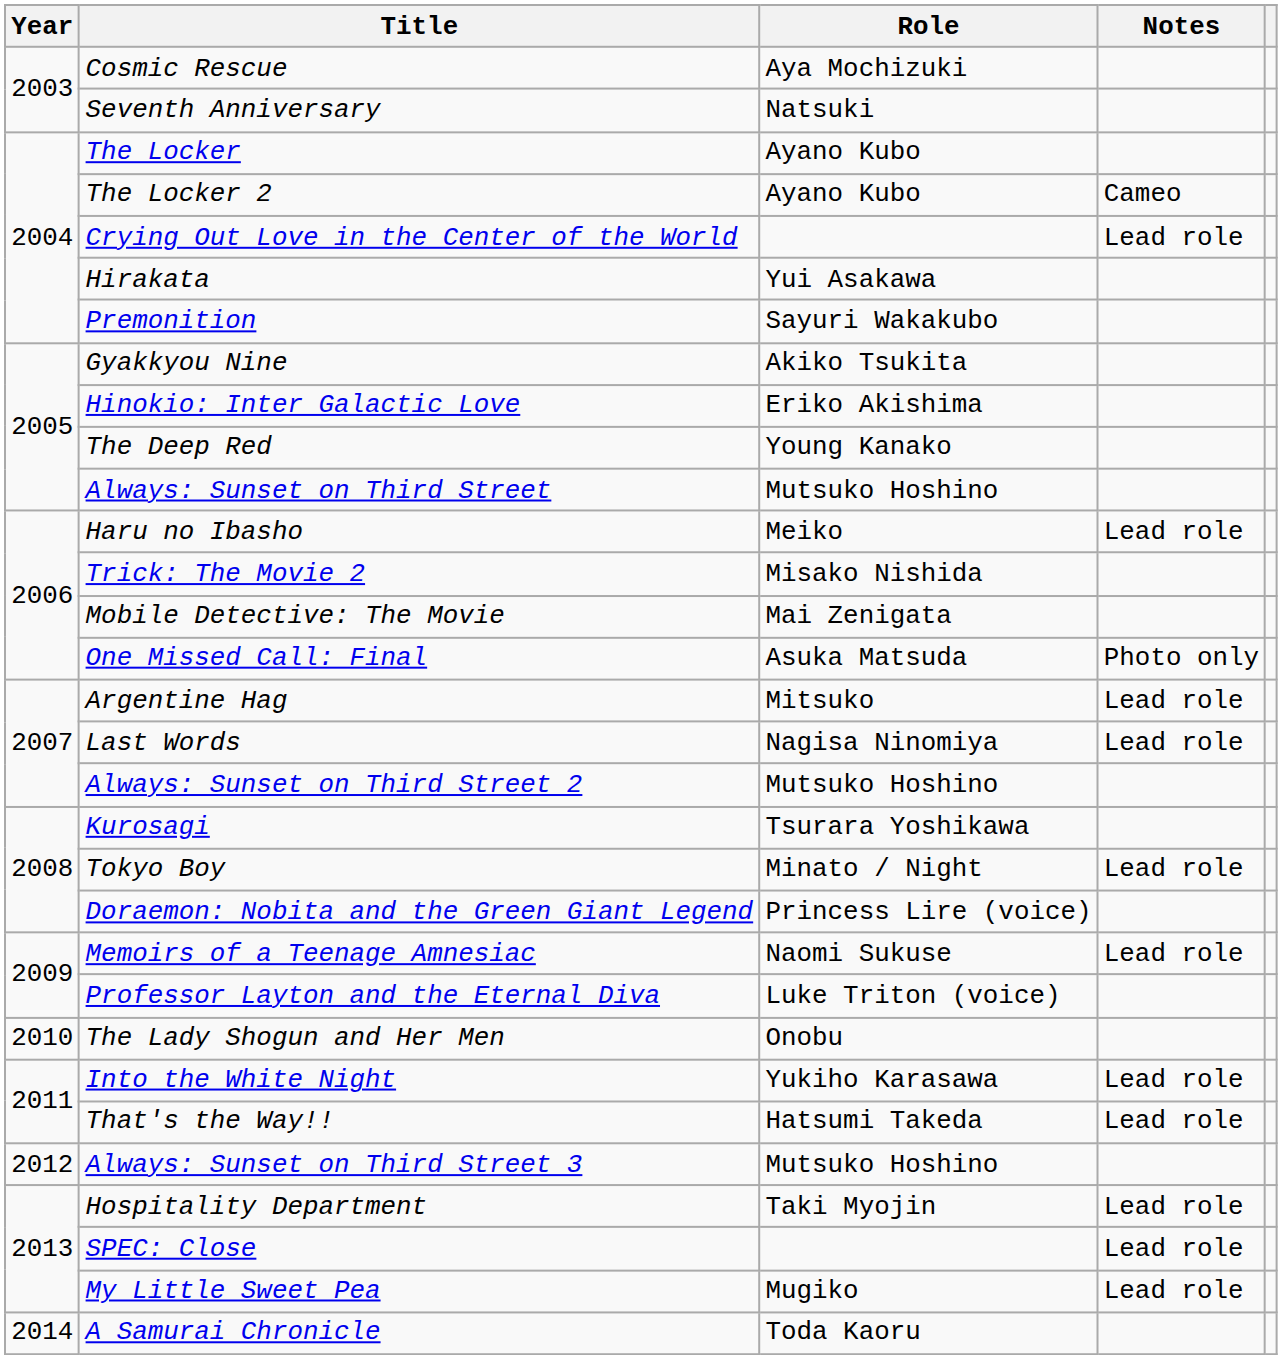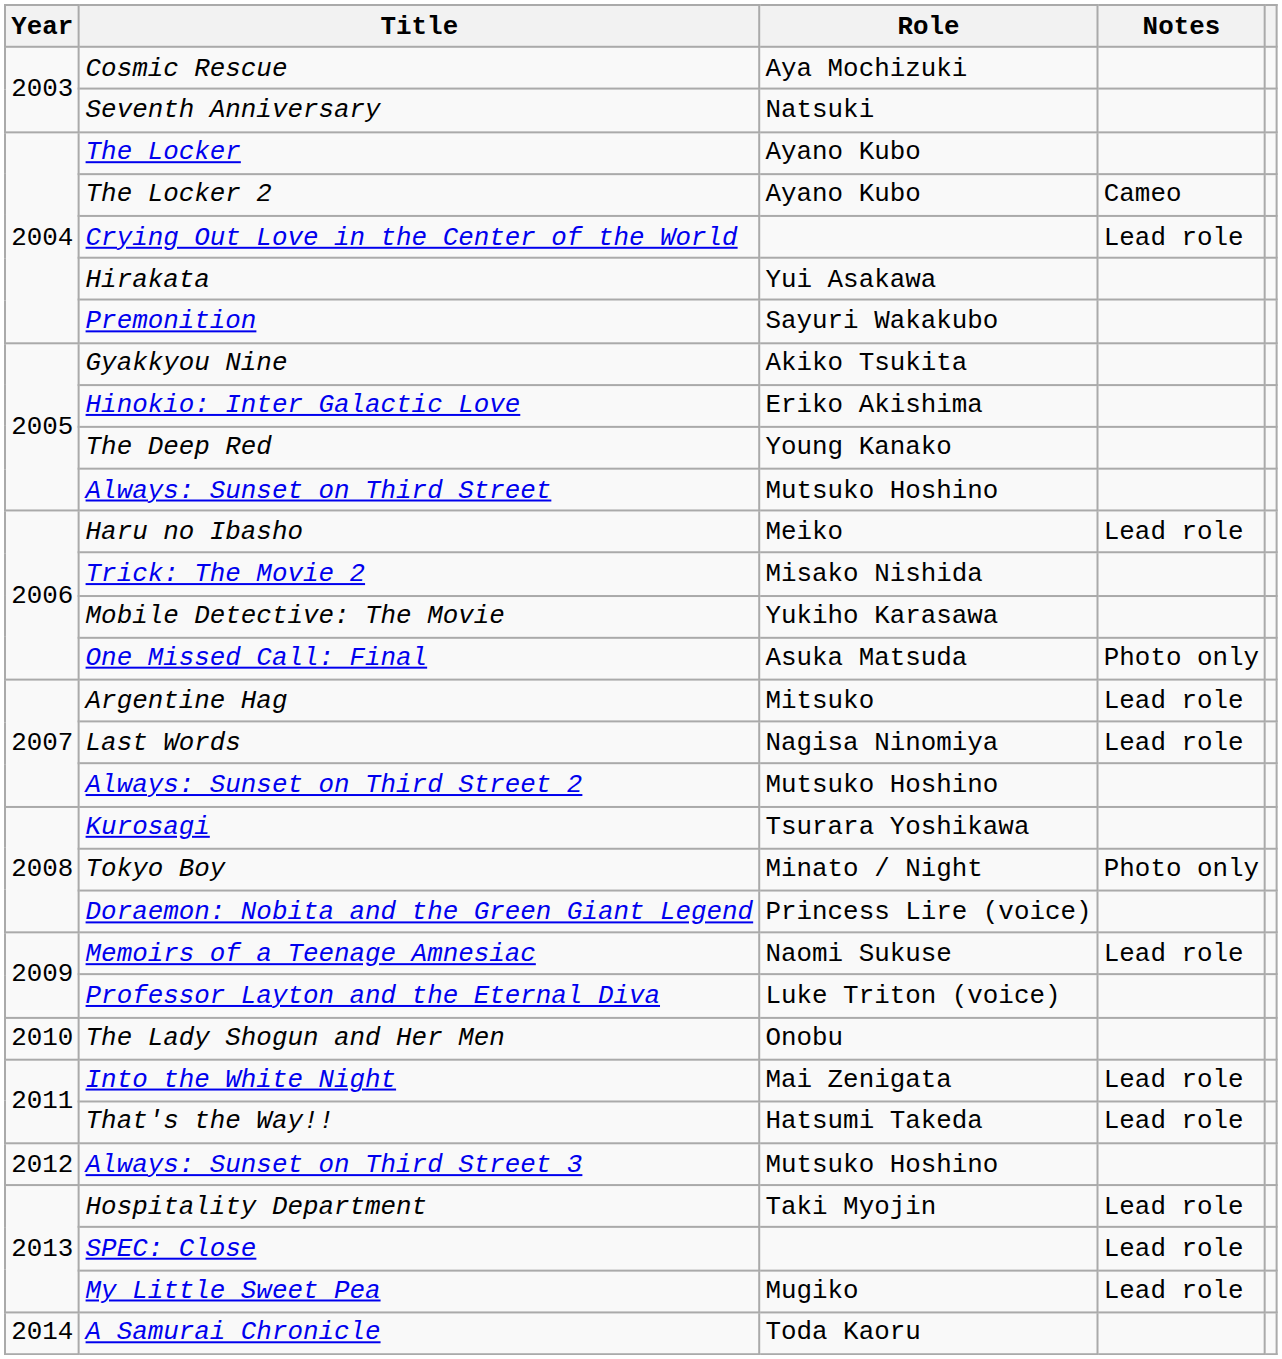(859, 616) Mai Zenigata -> (882, 616) Yukiho Karasawa
(1174, 869) Lead role -> (1181, 869) Photo only
(882, 1080) Yukiho Karasawa -> (859, 1080) Mai Zenigata
